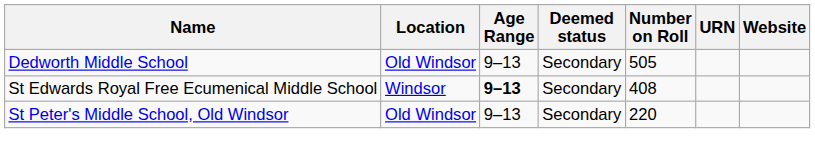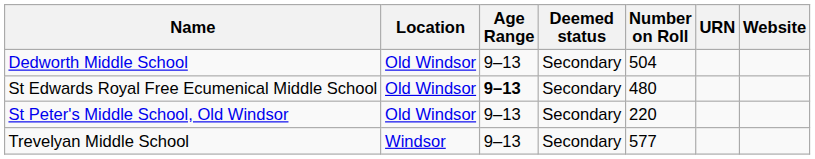(643, 63) 505 -> (643, 63) 504
(415, 89) Windsor -> (431, 89) Old Windsor
(643, 89) 408 -> (643, 89) 480
+ row: (99, 141)
